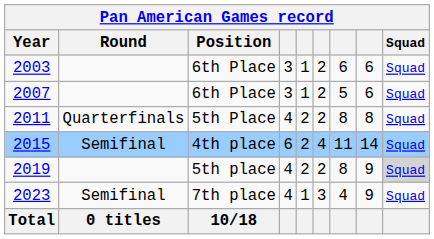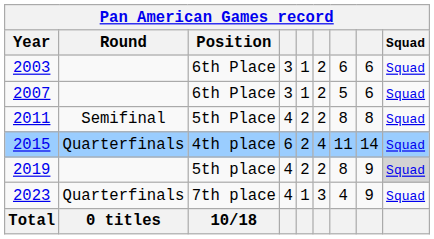(123, 119) Quarterfinals -> (123, 119) Semifinal
(123, 144) Semifinal -> (123, 144) Quarterfinals
(123, 195) Semifinal -> (123, 195) Quarterfinals
